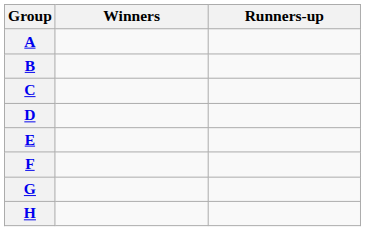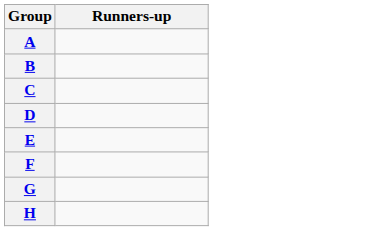- column: (132, 16)
